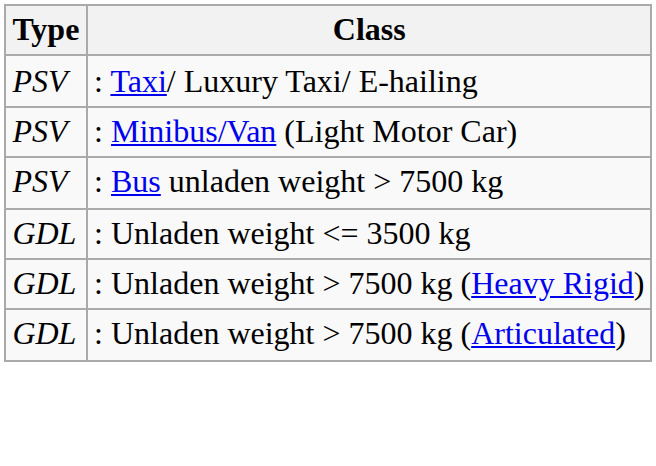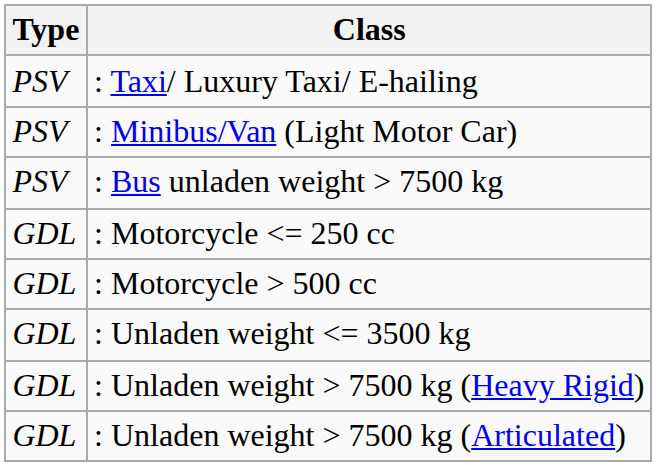+ row: (245, 232)
+ row: (236, 283)
